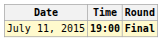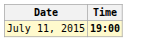- column: (140, 13)
